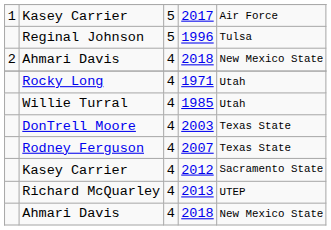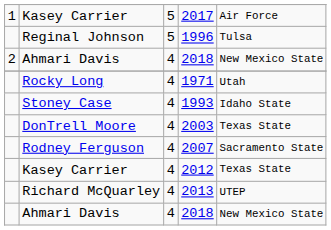- row: (12, 104)
+ row: (12, 104)
(255, 148) Texas State -> (271, 148) Sacramento State
(271, 170) Sacramento State -> (255, 170) Texas State
